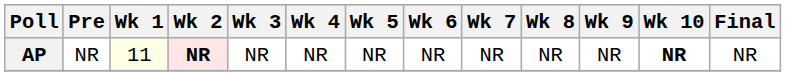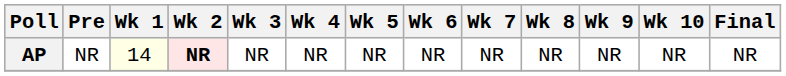(139, 55) 11 -> (139, 55) 14
(674, 55) bold -> (674, 55) normal
